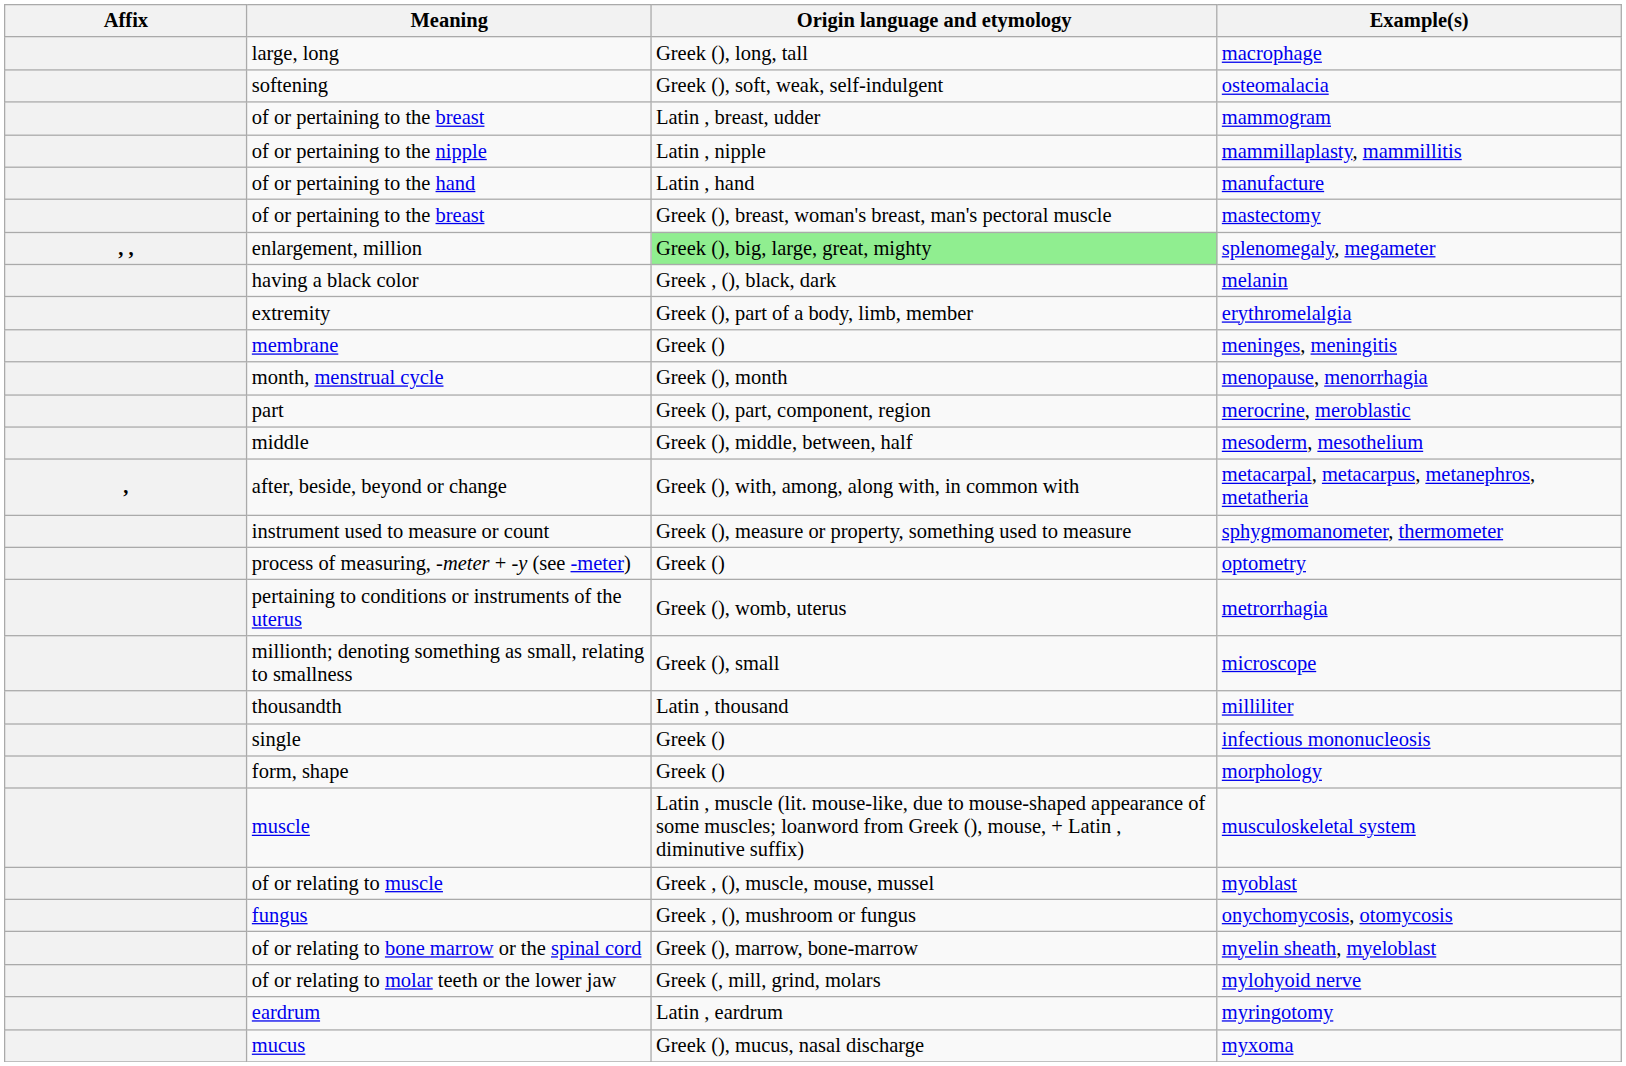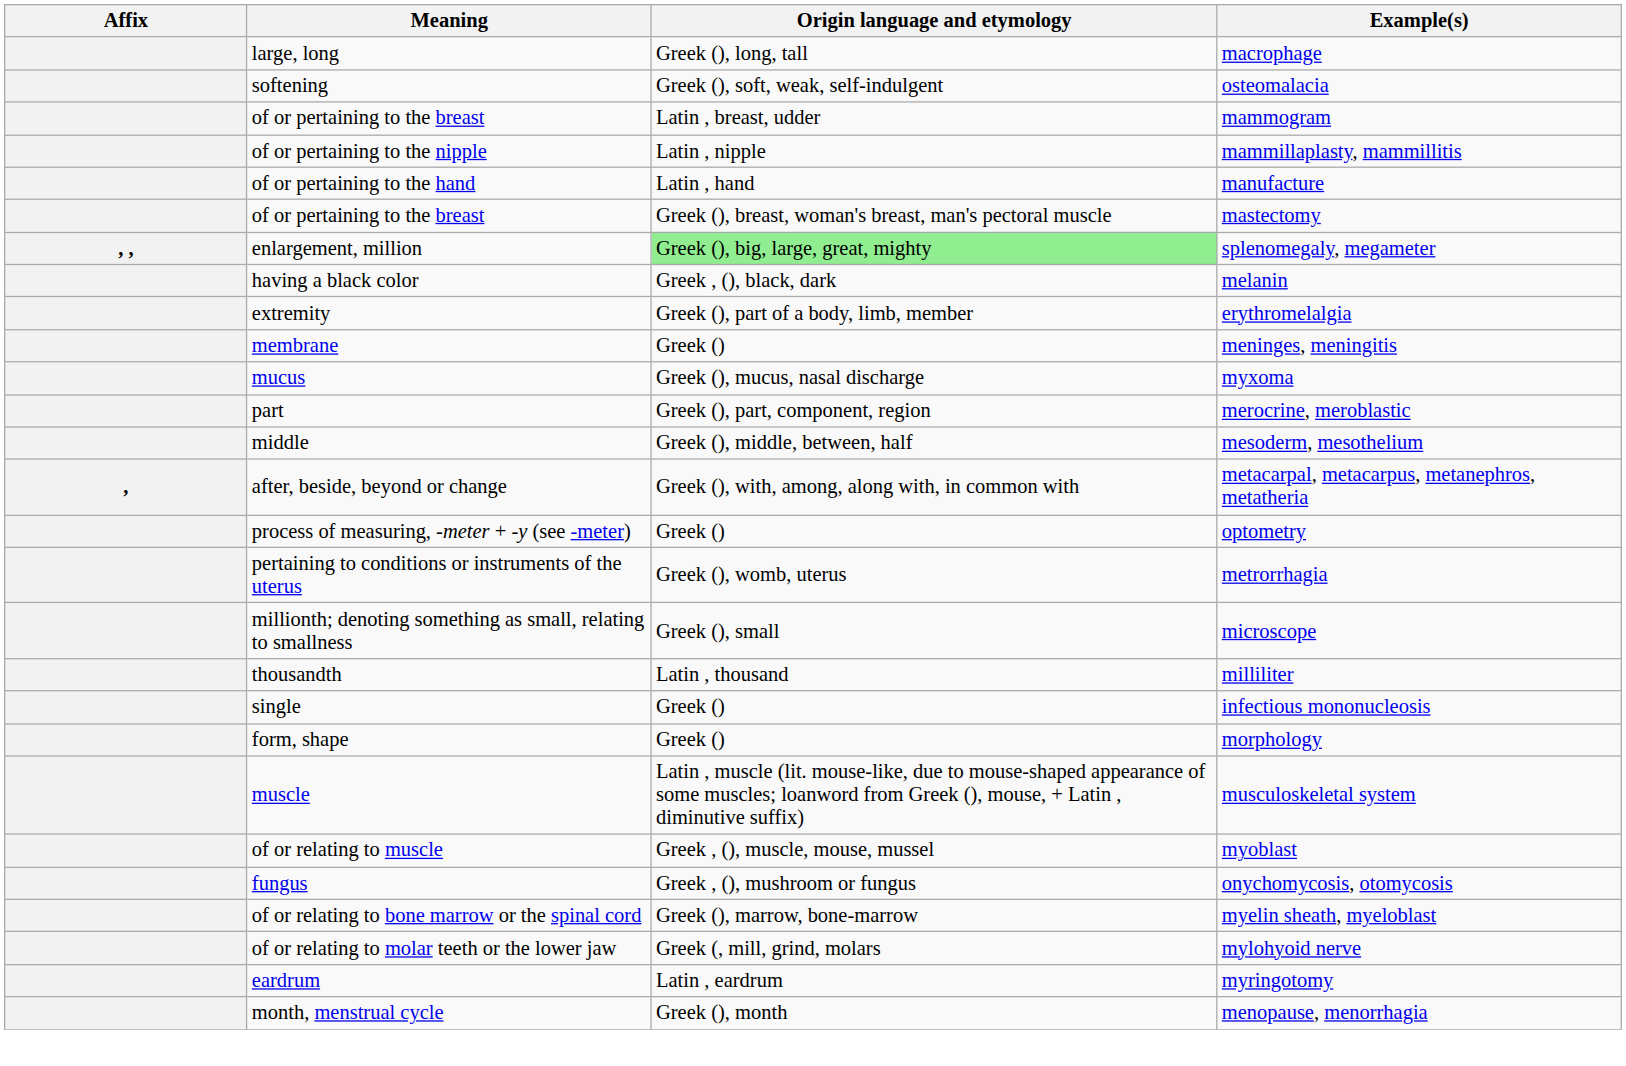rows swapped: (1325, 378) <-> (1258, 1045)
- row: (1362, 530)
